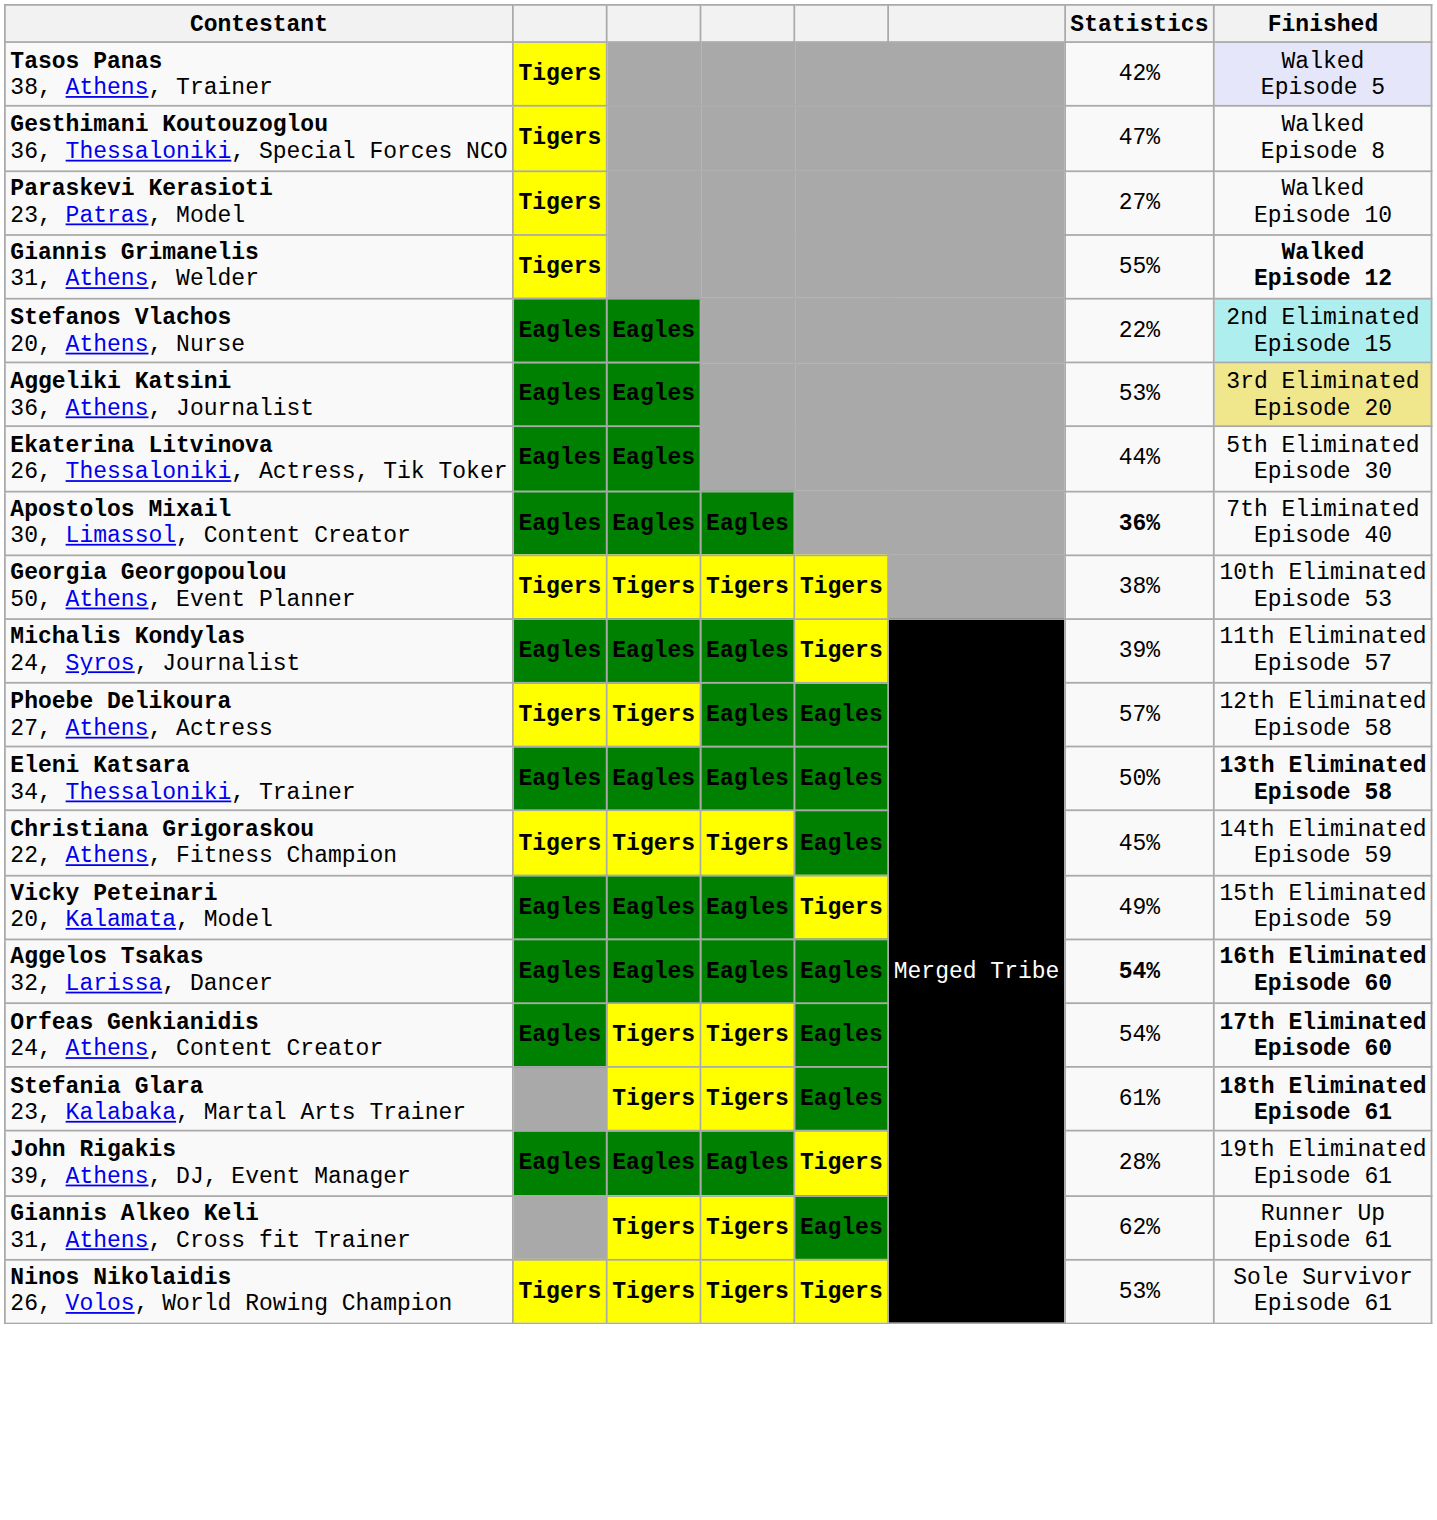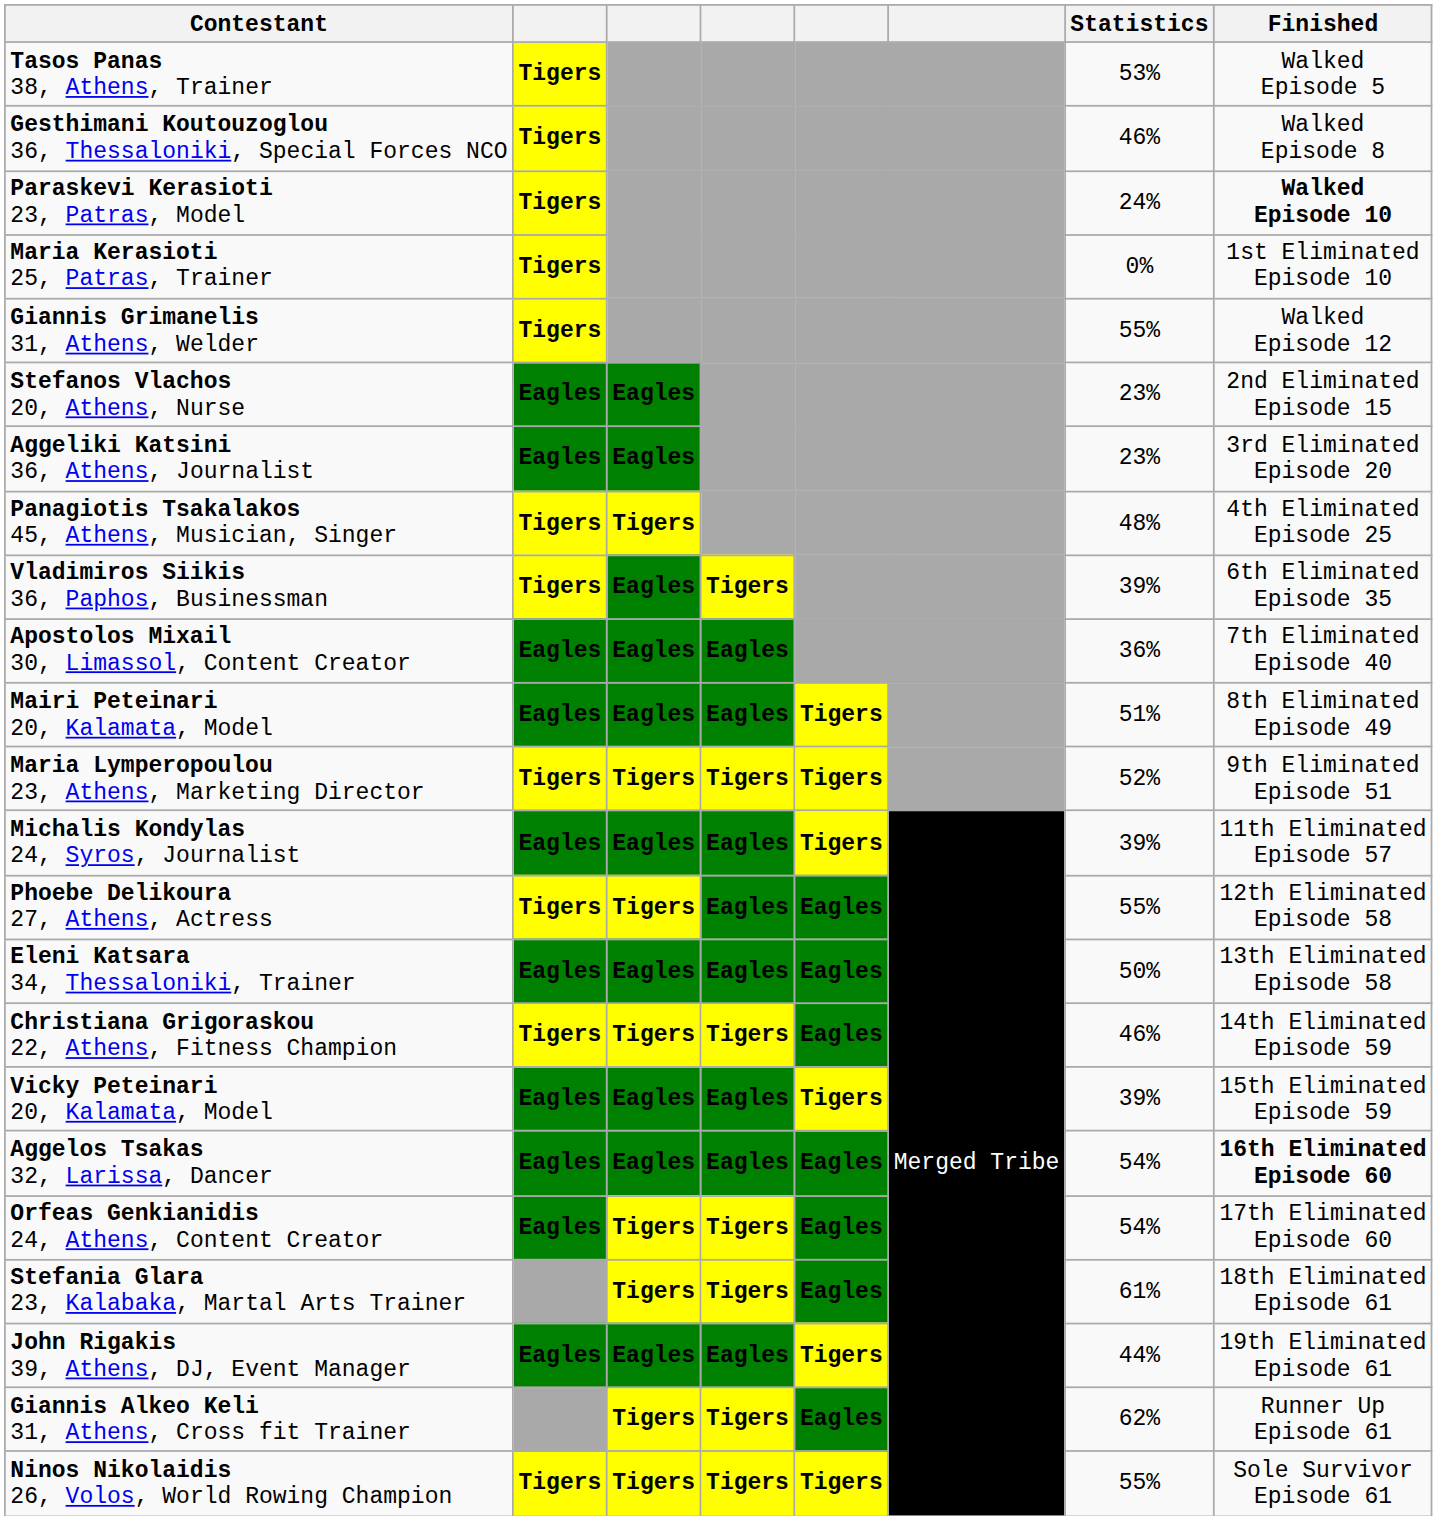(1139, 74) 42% -> (1139, 74) 53%
(1323, 74) lavender background -> (1323, 74) no background
(1139, 138) 47% -> (1139, 138) 46%
(1139, 203) 27% -> (1139, 203) 24%
(1323, 203) normal -> (1323, 203) bold
+ row: (142, 267)
(1323, 267) bold -> (1323, 331) normal
(1139, 331) 22% -> (1139, 395) 23%
(1323, 331) paleturquoise background -> (1323, 395) no background
(1139, 395) 53% -> (1139, 459) 23%
(1323, 395) khaki background -> (1323, 459) no background
+ row: (204, 523)
- row: (259, 459)
+ row: (169, 587)
(1139, 523) bold -> (1139, 651) normal
+ row: (142, 715)
+ row: (218, 779)
- row: (183, 587)
(1139, 715) 57% -> (1139, 907) 55%
(1323, 779) bold -> (1323, 971) normal
(1139, 843) 45% -> (1139, 1035) 46%
(1139, 907) 49% -> (1139, 1099) 39%
(1139, 971) bold -> (1139, 1163) normal
(1323, 1035) bold -> (1323, 1227) normal
(1323, 1099) bold -> (1323, 1291) normal
(1139, 1163) 28% -> (1139, 1355) 44%
(1139, 1291) 53% -> (1139, 1484) 55%
